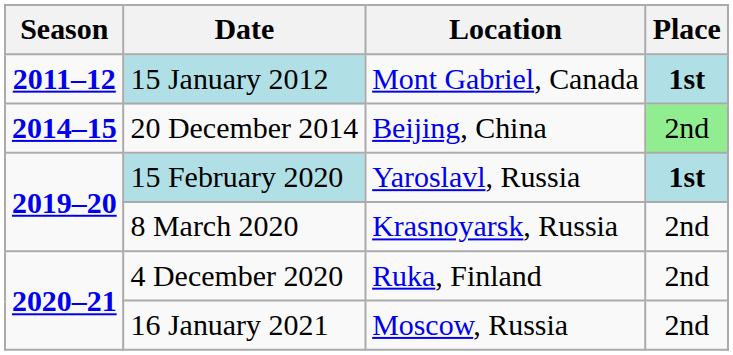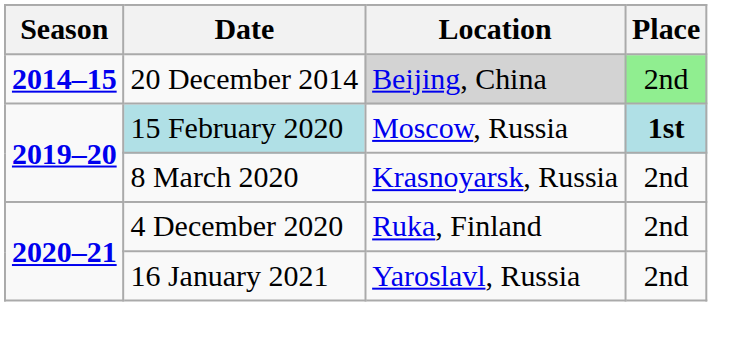- row: (229, 78)
(459, 128) no background -> (459, 78) lightgrey background
(476, 177) Yaroslavl, Russia -> (470, 128) Moscow, Russia
(470, 325) Moscow, Russia -> (476, 276) Yaroslavl, Russia
